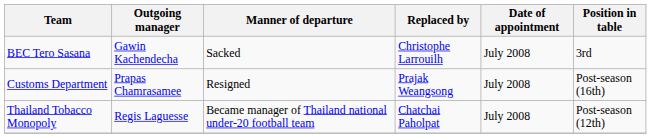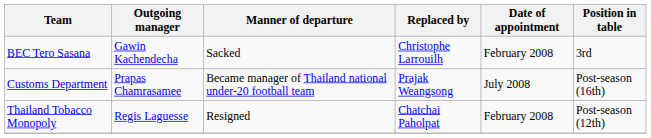(507, 52) July 2008 -> (518, 52) February 2008
(228, 84) Resigned -> (296, 84) Became manager of Thailand national under-20 football team
(296, 116) Became manager of Thailand national under-20 football team -> (228, 116) Resigned
(507, 116) July 2008 -> (518, 116) February 2008
